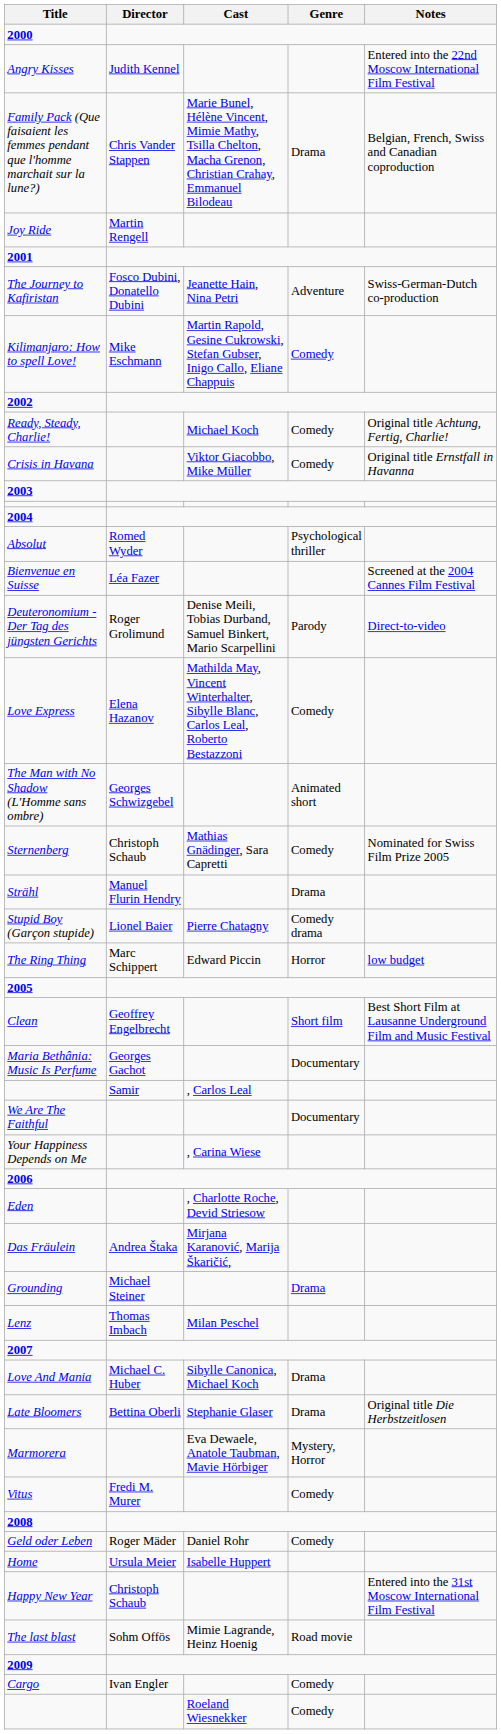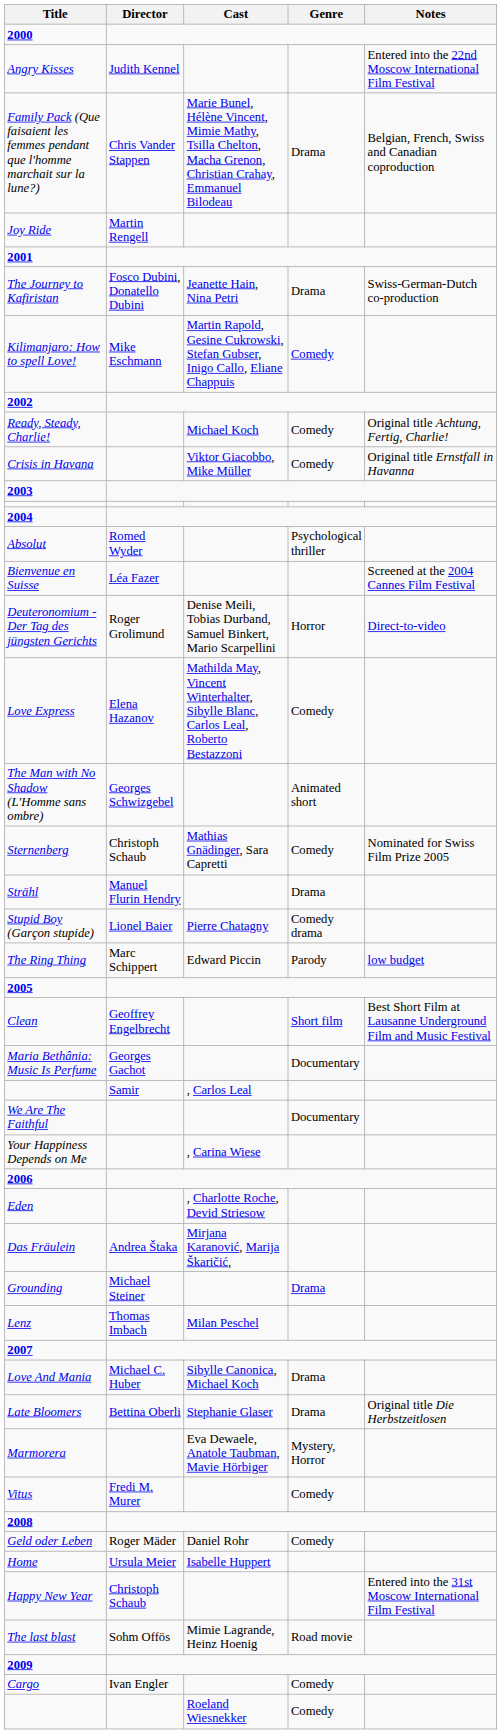(318, 291) Adventure -> (308, 291) Drama
(309, 626) Parody -> (308, 626) Horror
(308, 960) Horror -> (309, 960) Parody
